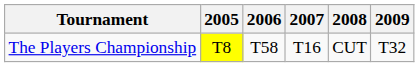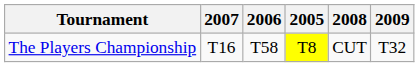columns swapped: (222, 18) <-> (307, 18)
